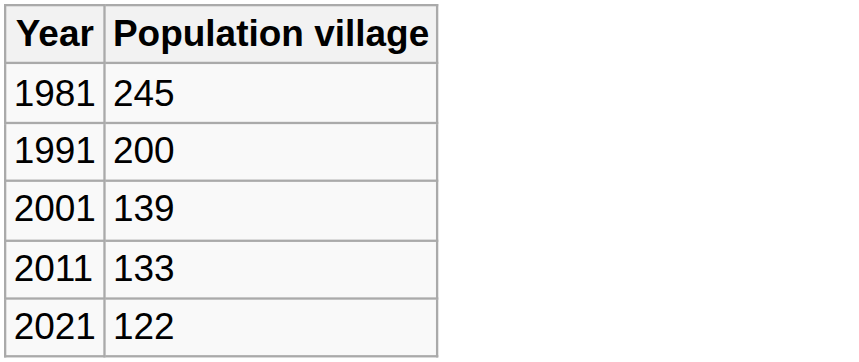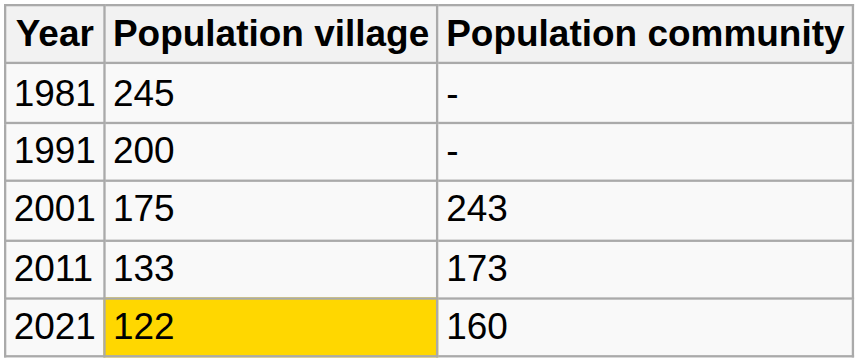+ column: (645, 33)
(144, 209) 139 -> (144, 209) 175
(144, 326) no background -> (144, 326) gold background
